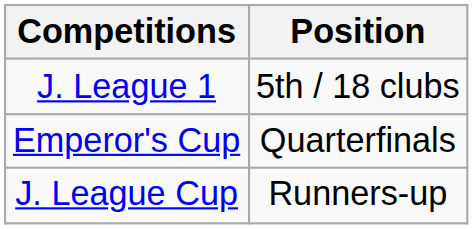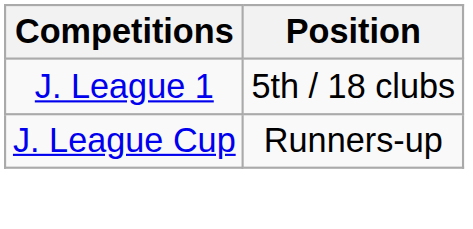- row: (127, 140)
